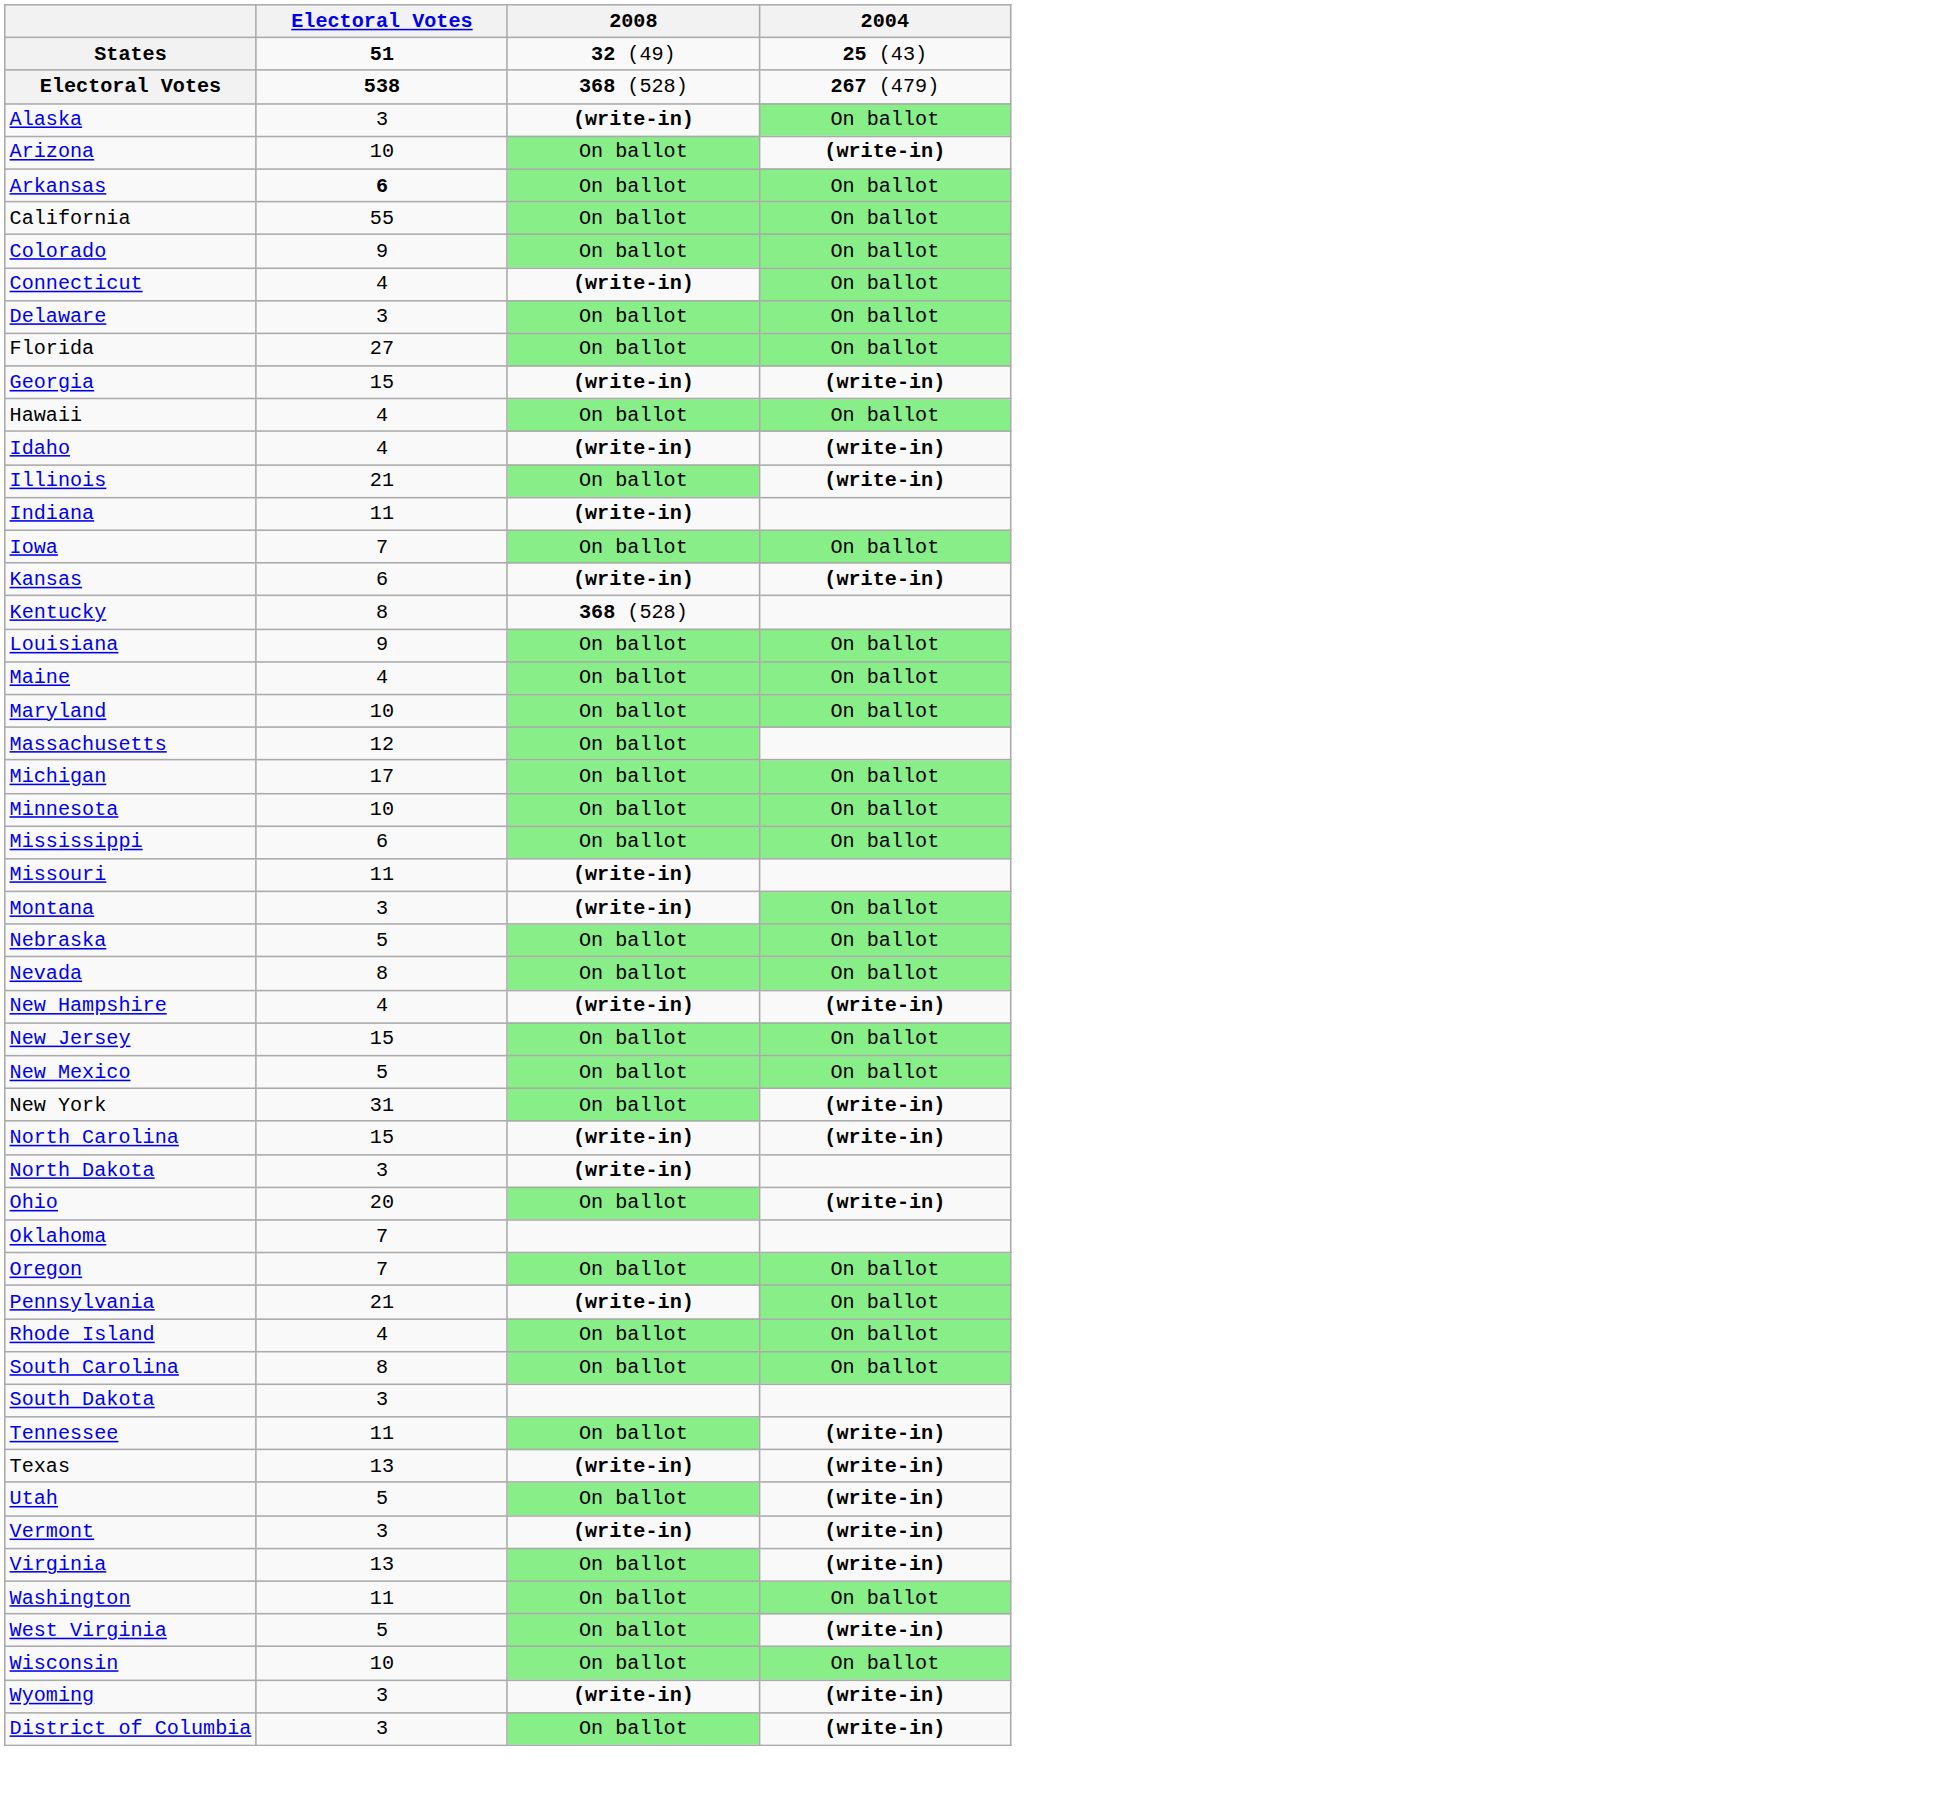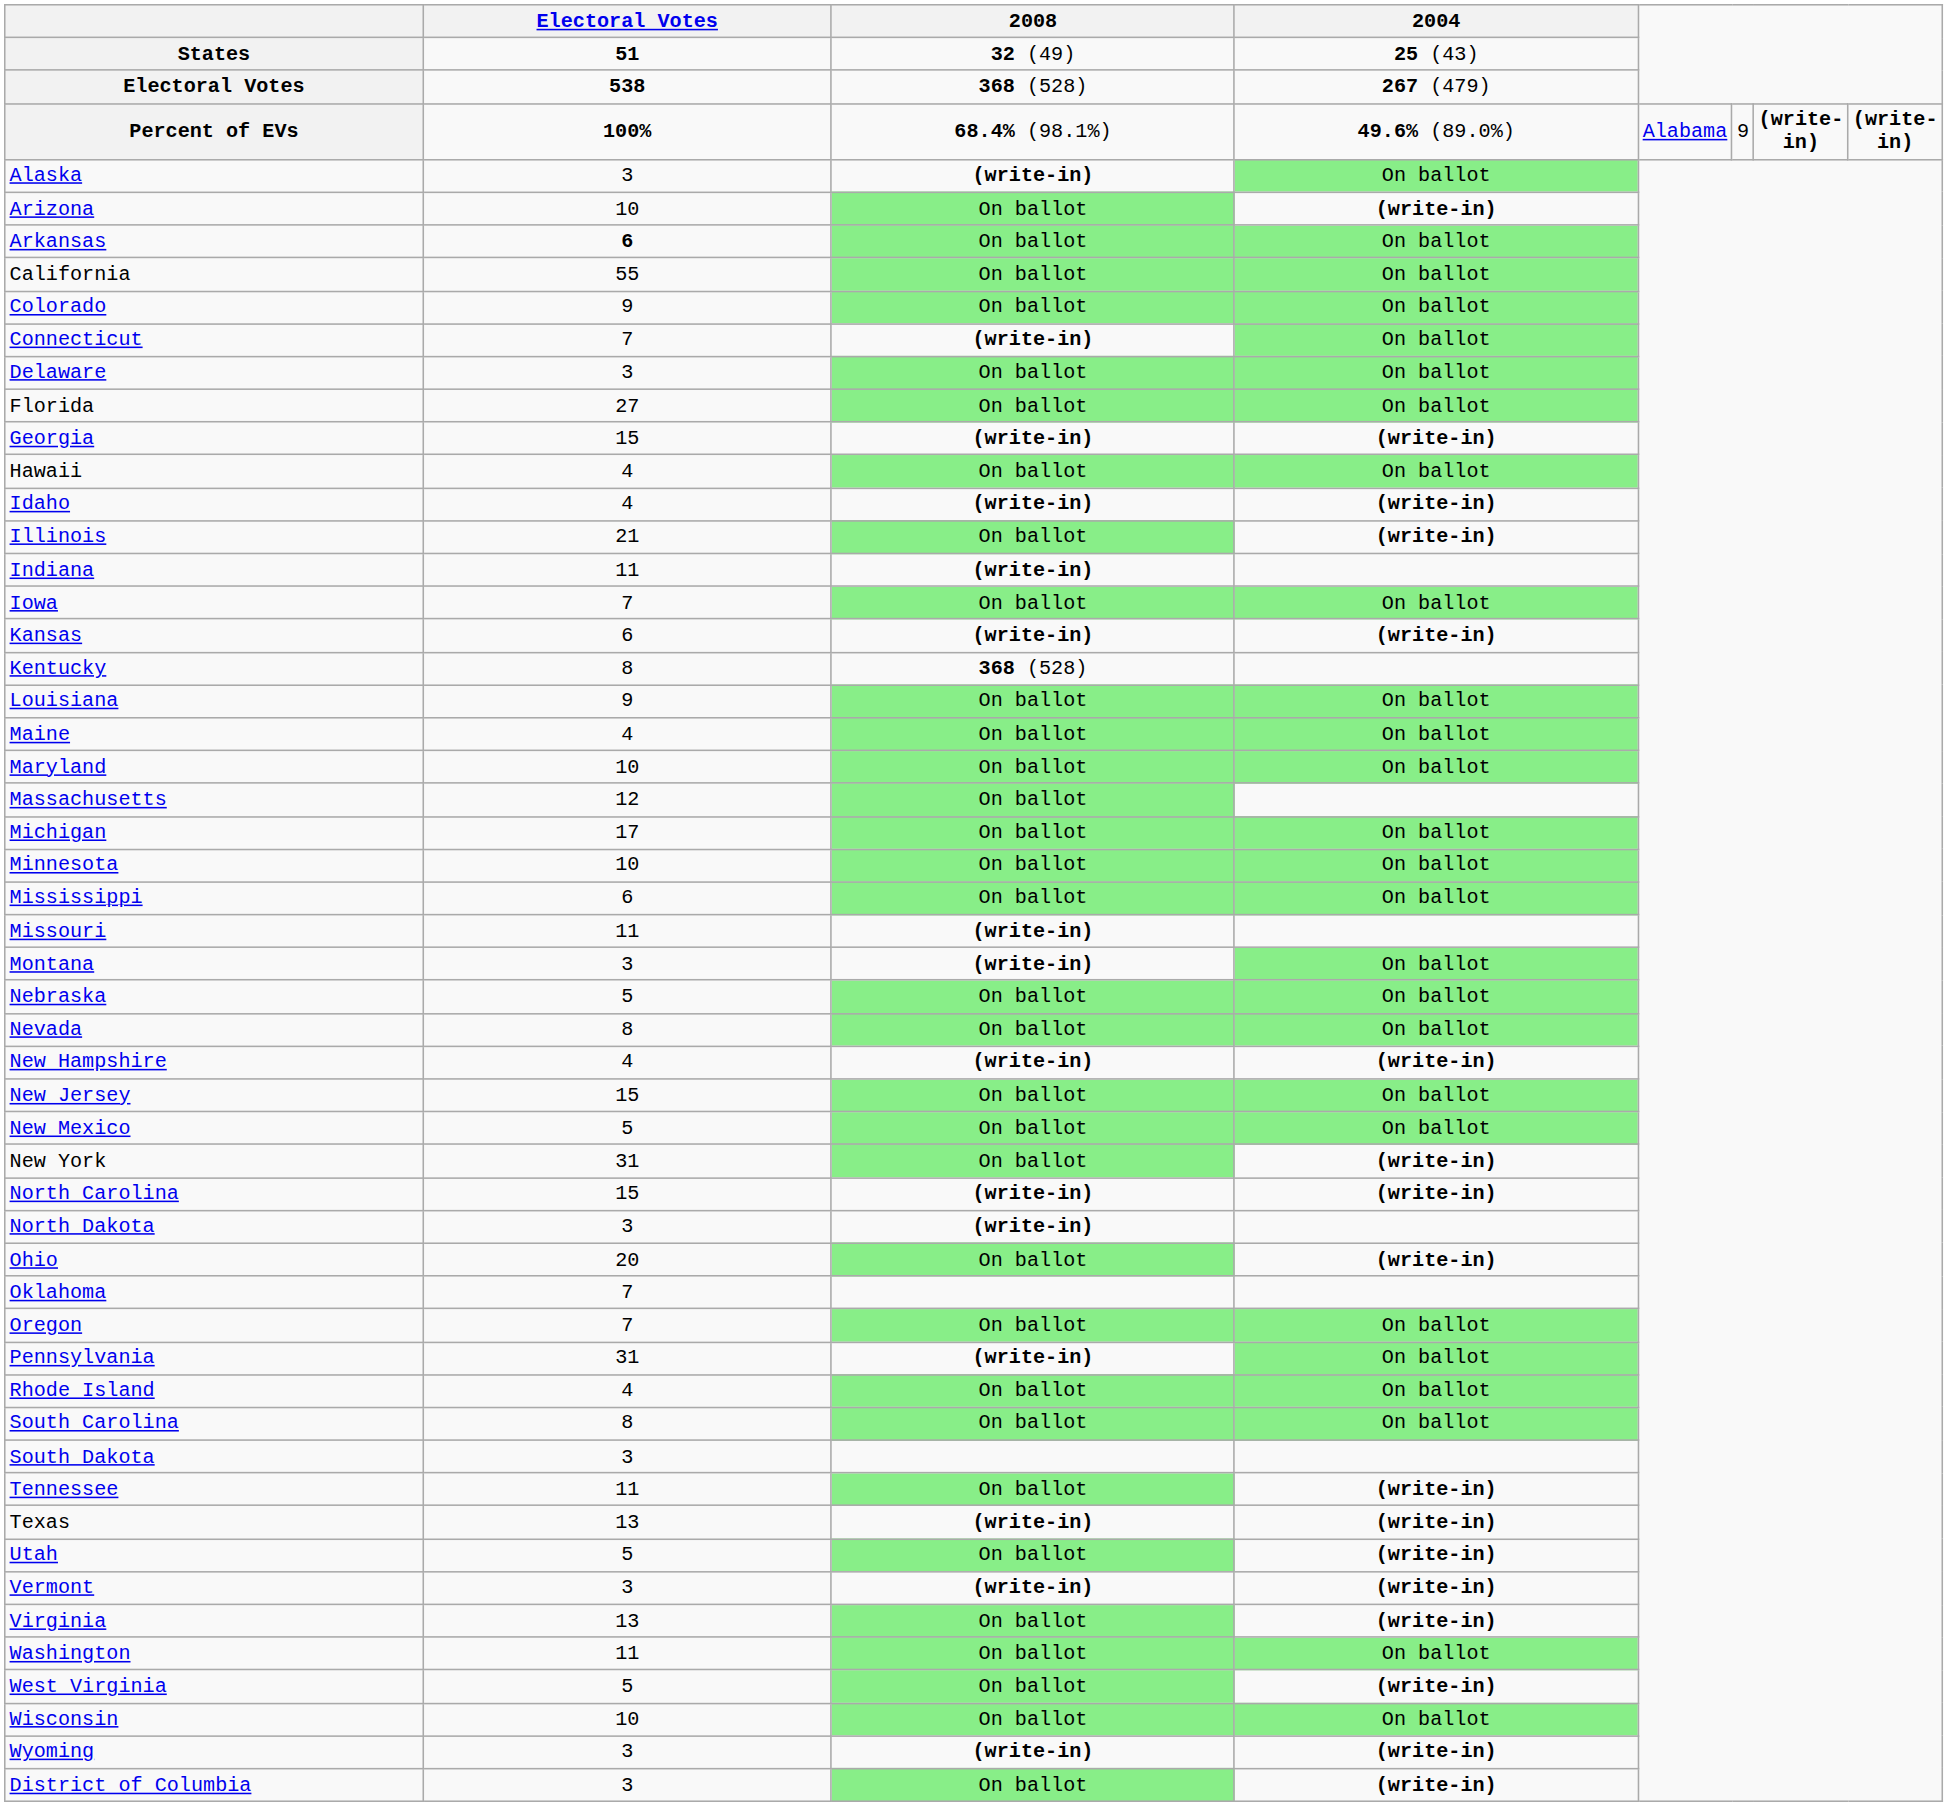+ row: (214, 131)
(382, 284) 4 -> (627, 340) 7
(382, 1302) 21 -> (627, 1358) 31
